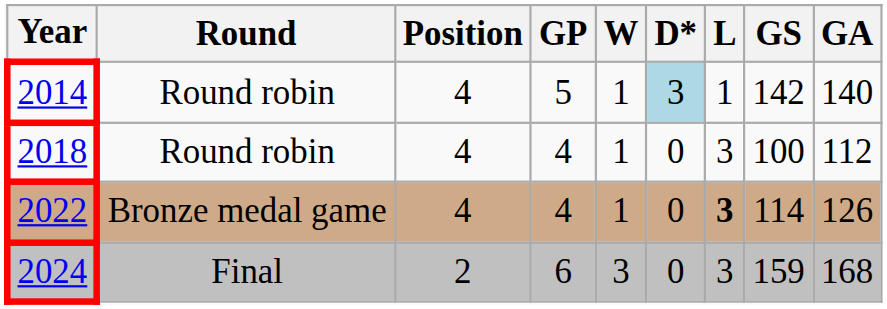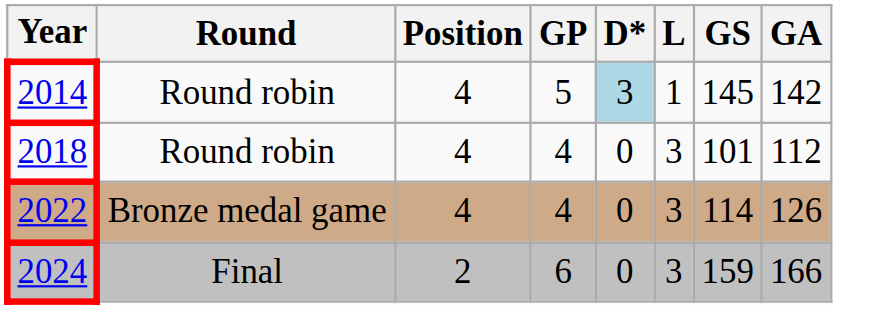- column: (621, 33)
(779, 91) 142 -> (728, 91) 145
(847, 91) 140 -> (796, 91) 142
(779, 151) 100 -> (728, 151) 101
(725, 211) bold -> (674, 211) normal
(847, 270) 168 -> (796, 270) 166
